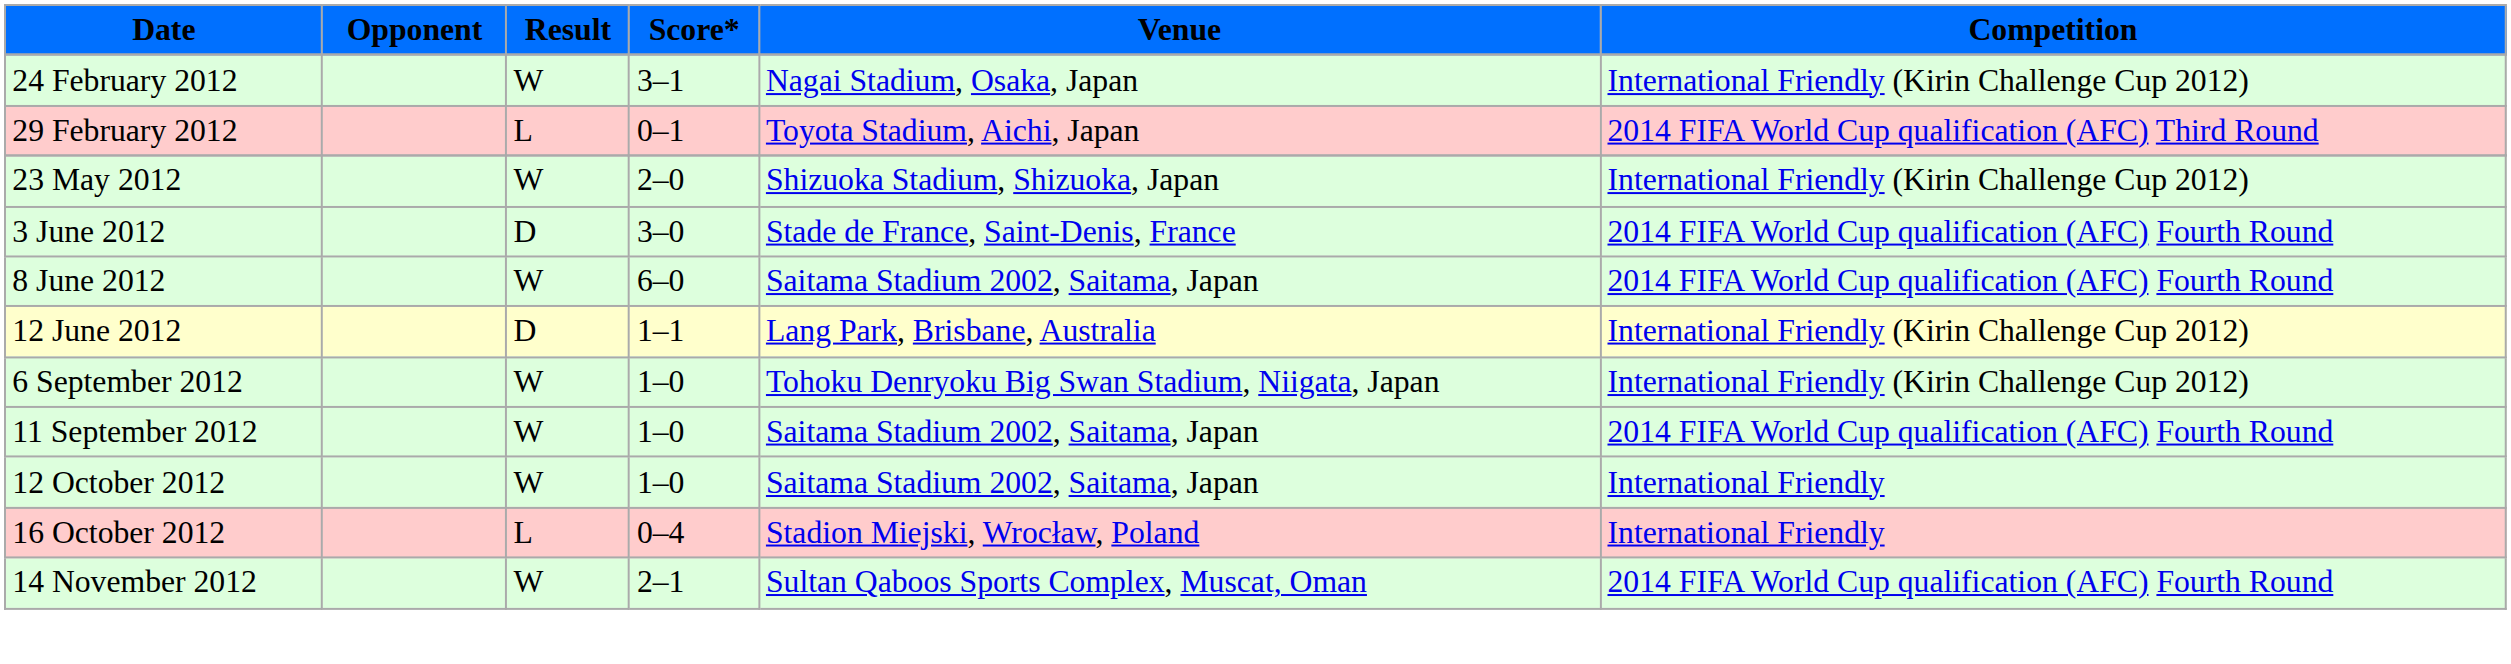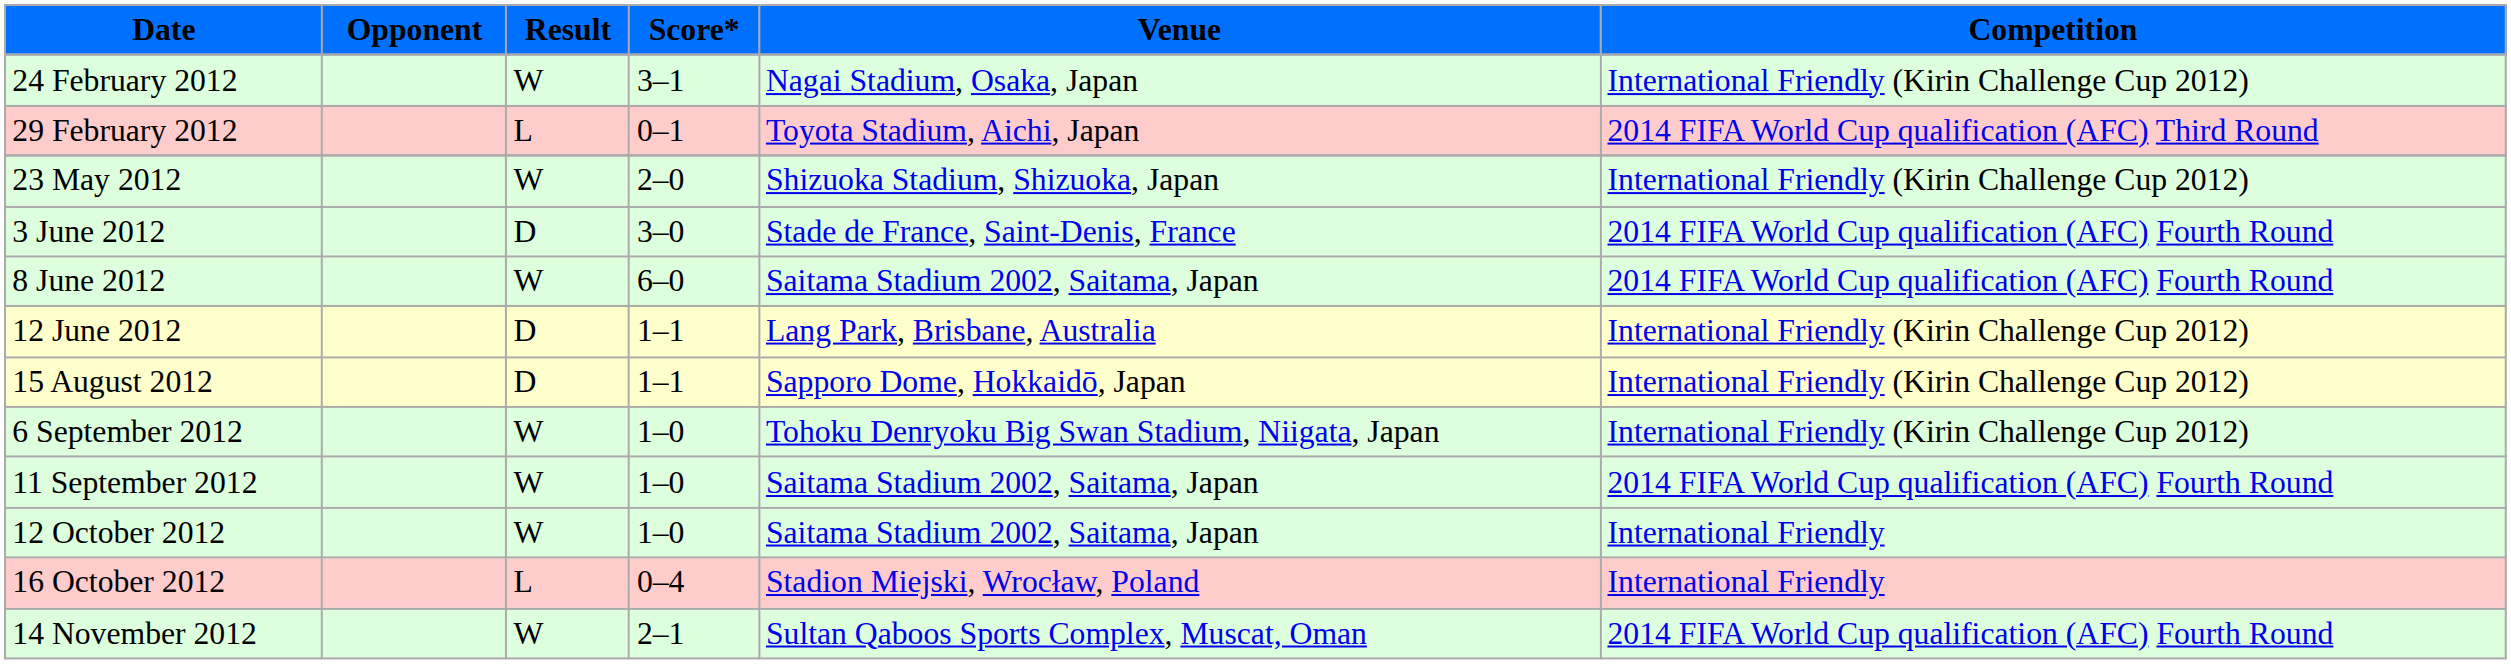+ row: (113, 381)
